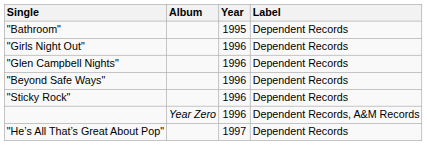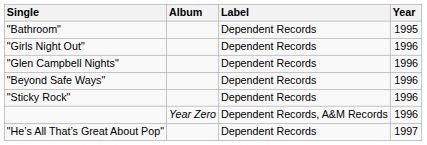columns swapped: (232, 13) <-> (267, 13)
